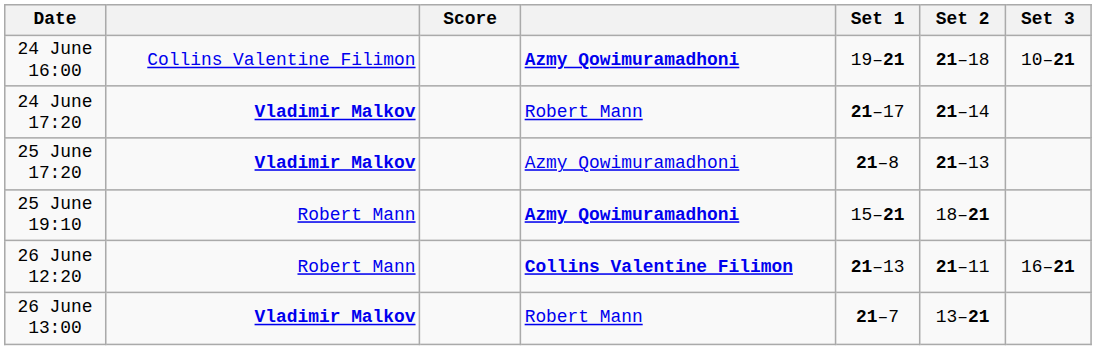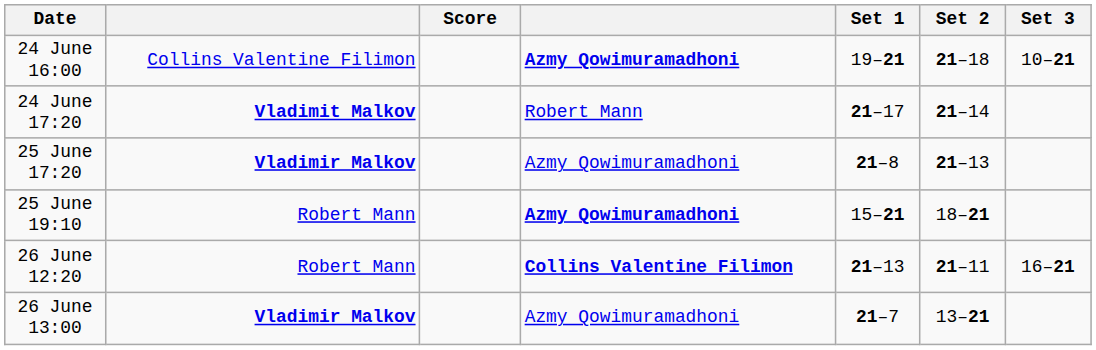(335, 112) Vladimir Malkov -> (335, 112) Vladimit Malkov
(584, 318) Robert Mann -> (632, 318) Azmy Qowimuramadhoni
